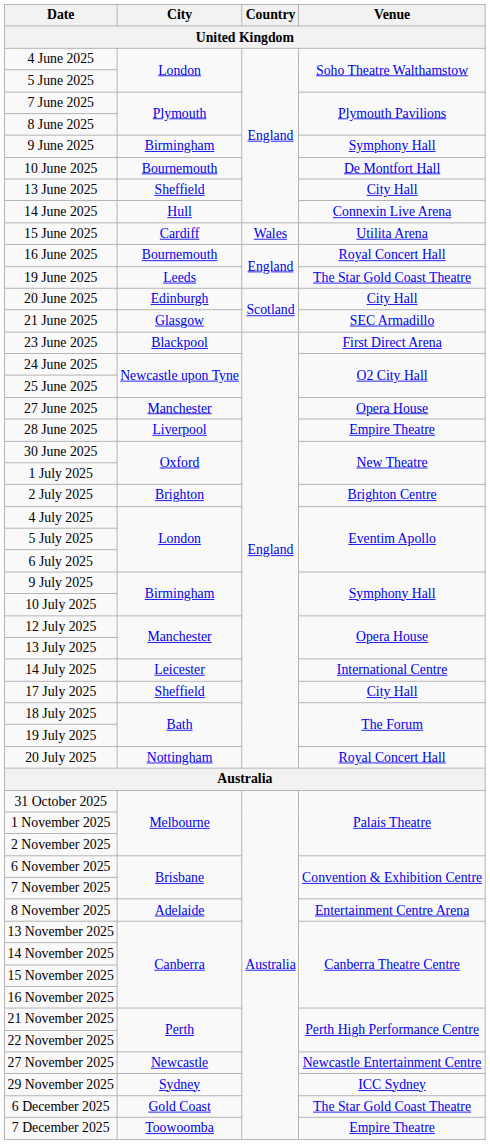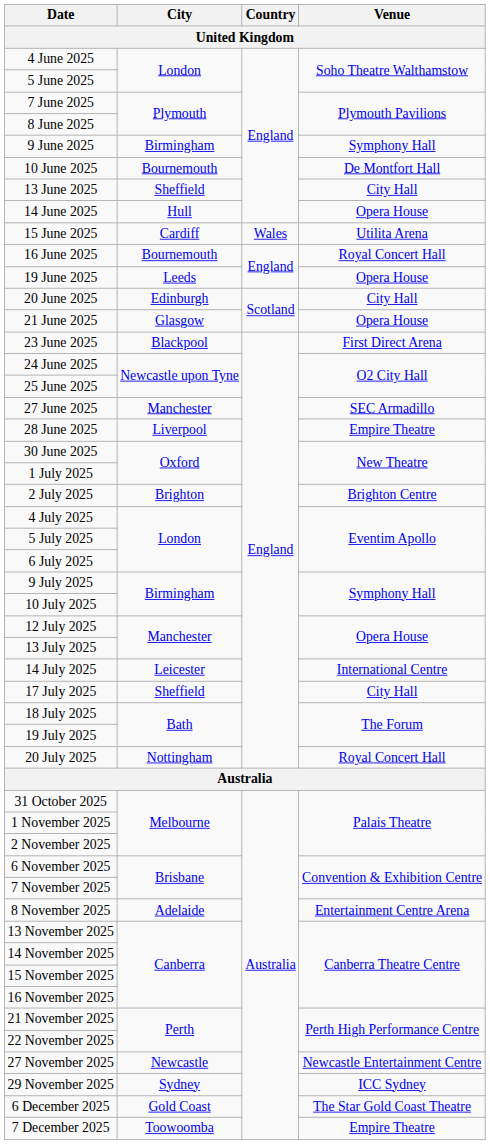(392, 211) Connexin Live Arena -> (392, 211) Opera House
(392, 277) The Star Gold Coast Theatre -> (392, 277) Opera House
(392, 320) SEC Armadillo -> (392, 320) Opera House
(392, 408) Opera House -> (392, 408) SEC Armadillo
